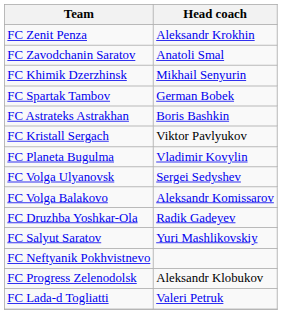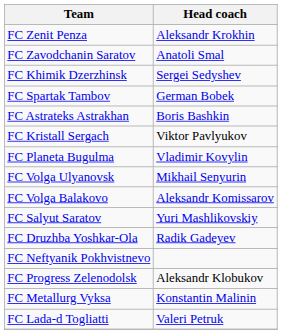(201, 75) Mikhail Senyurin -> (199, 75) Sergei Sedyshev
(199, 177) Sergei Sedyshev -> (201, 177) Mikhail Senyurin
rows swapped: (72, 217) <-> (54, 237)
+ row: (59, 298)
